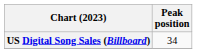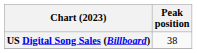(172, 40) 34 -> (172, 40) 38
